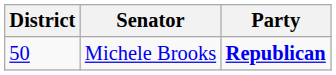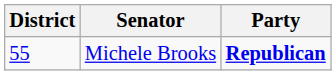(20, 53) 50 -> (20, 53) 55
